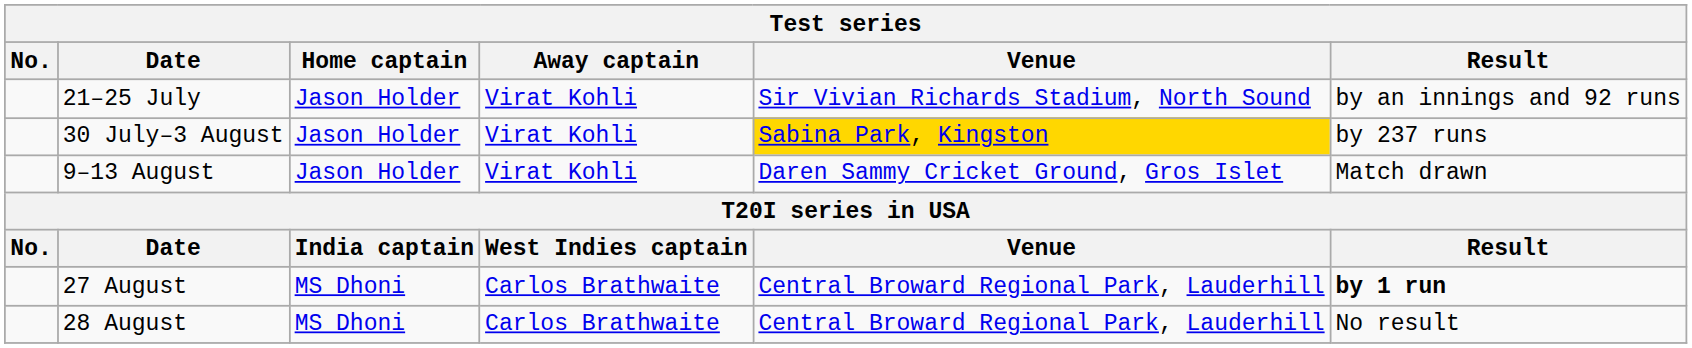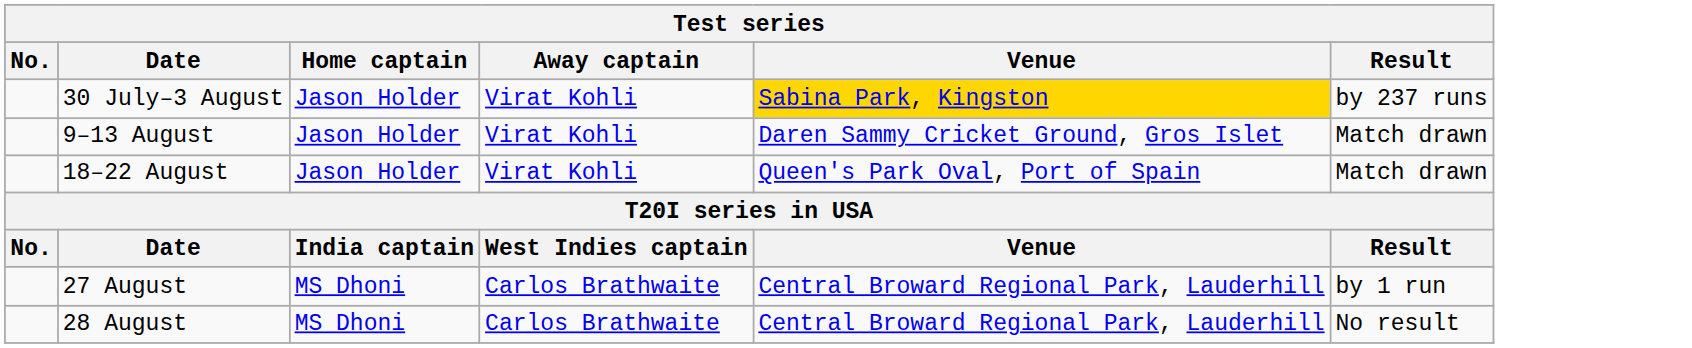- row: (132, 99)
+ row: (146, 174)
(1391, 286) bold -> (1391, 286) normal
